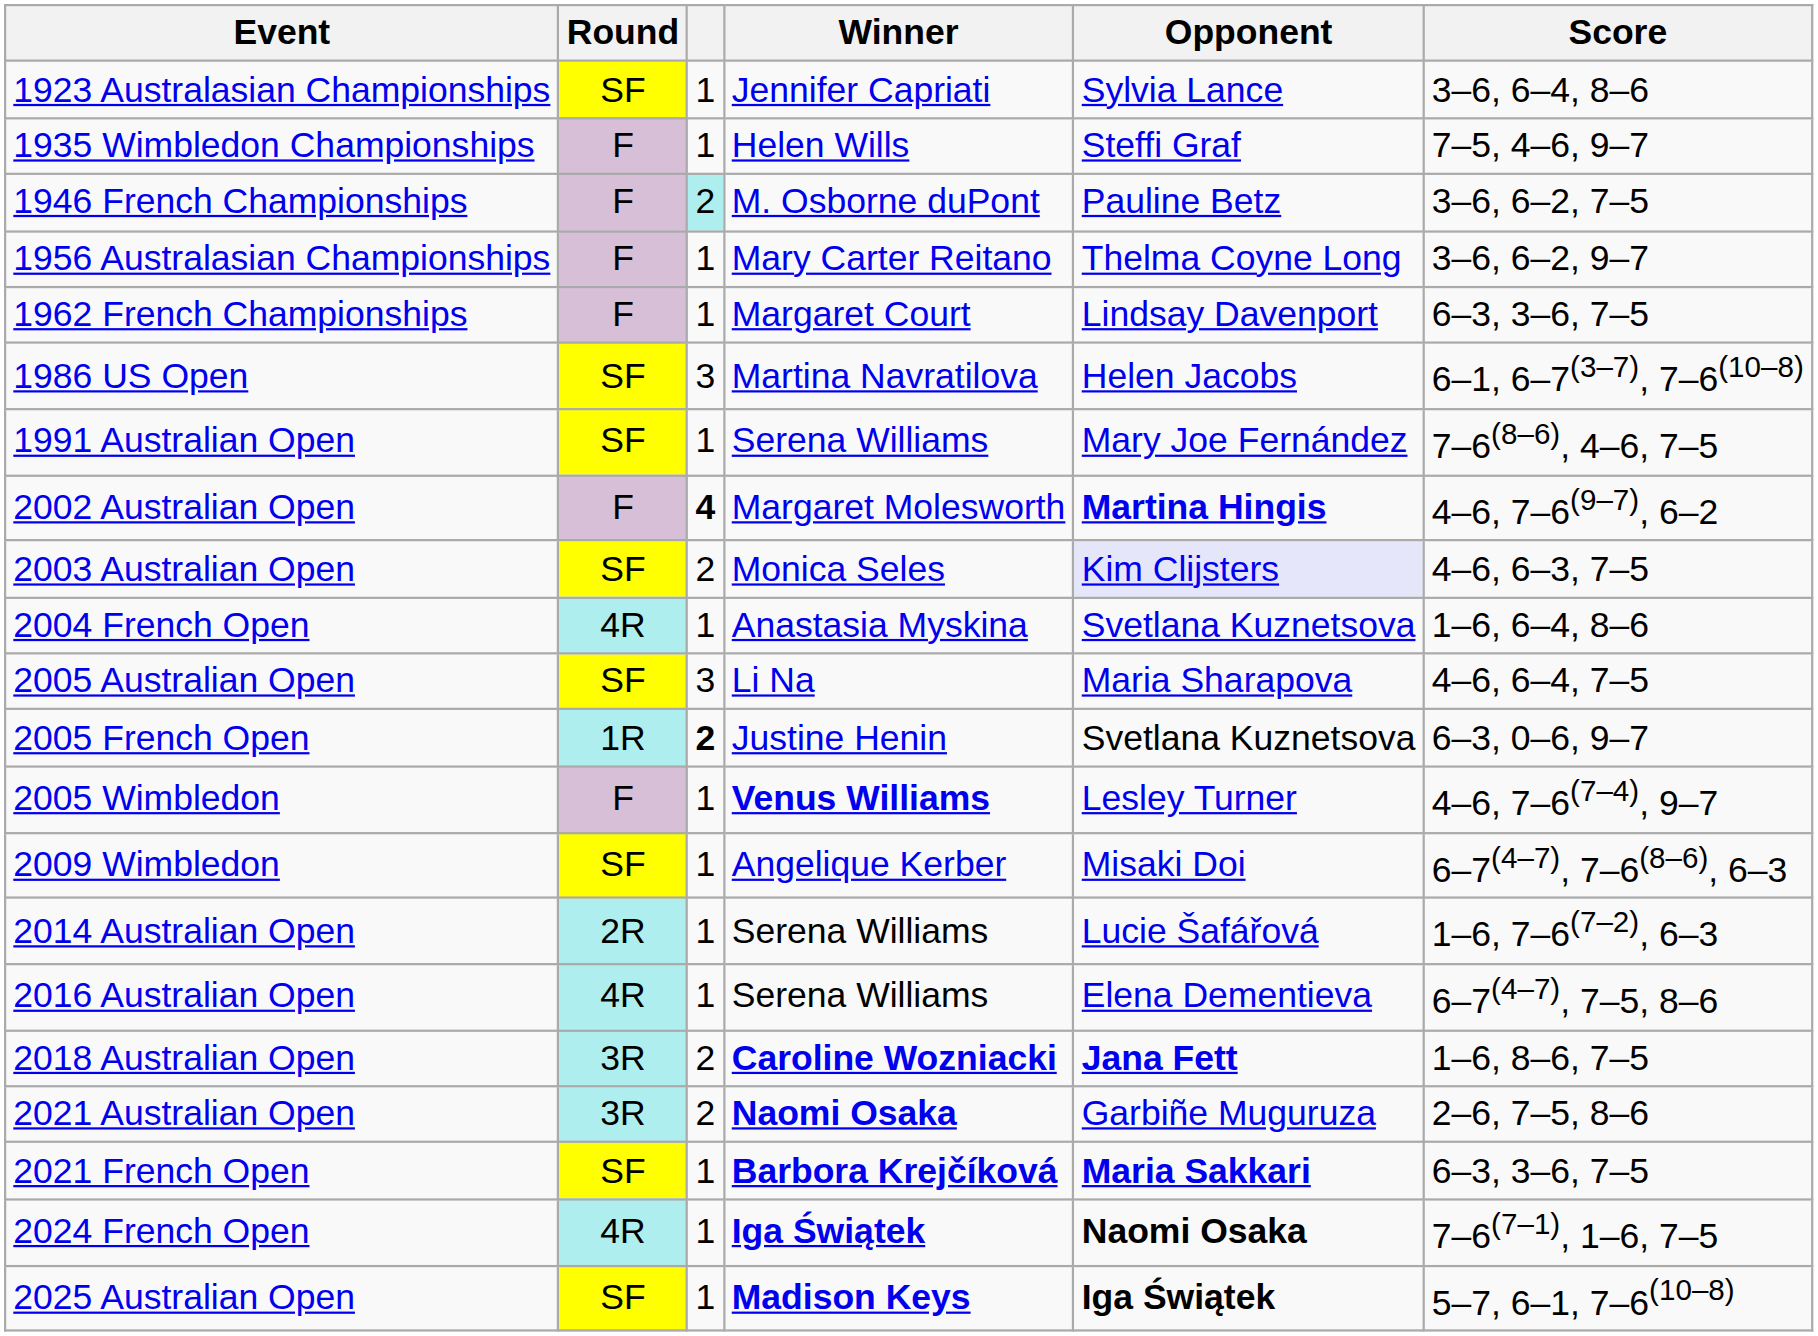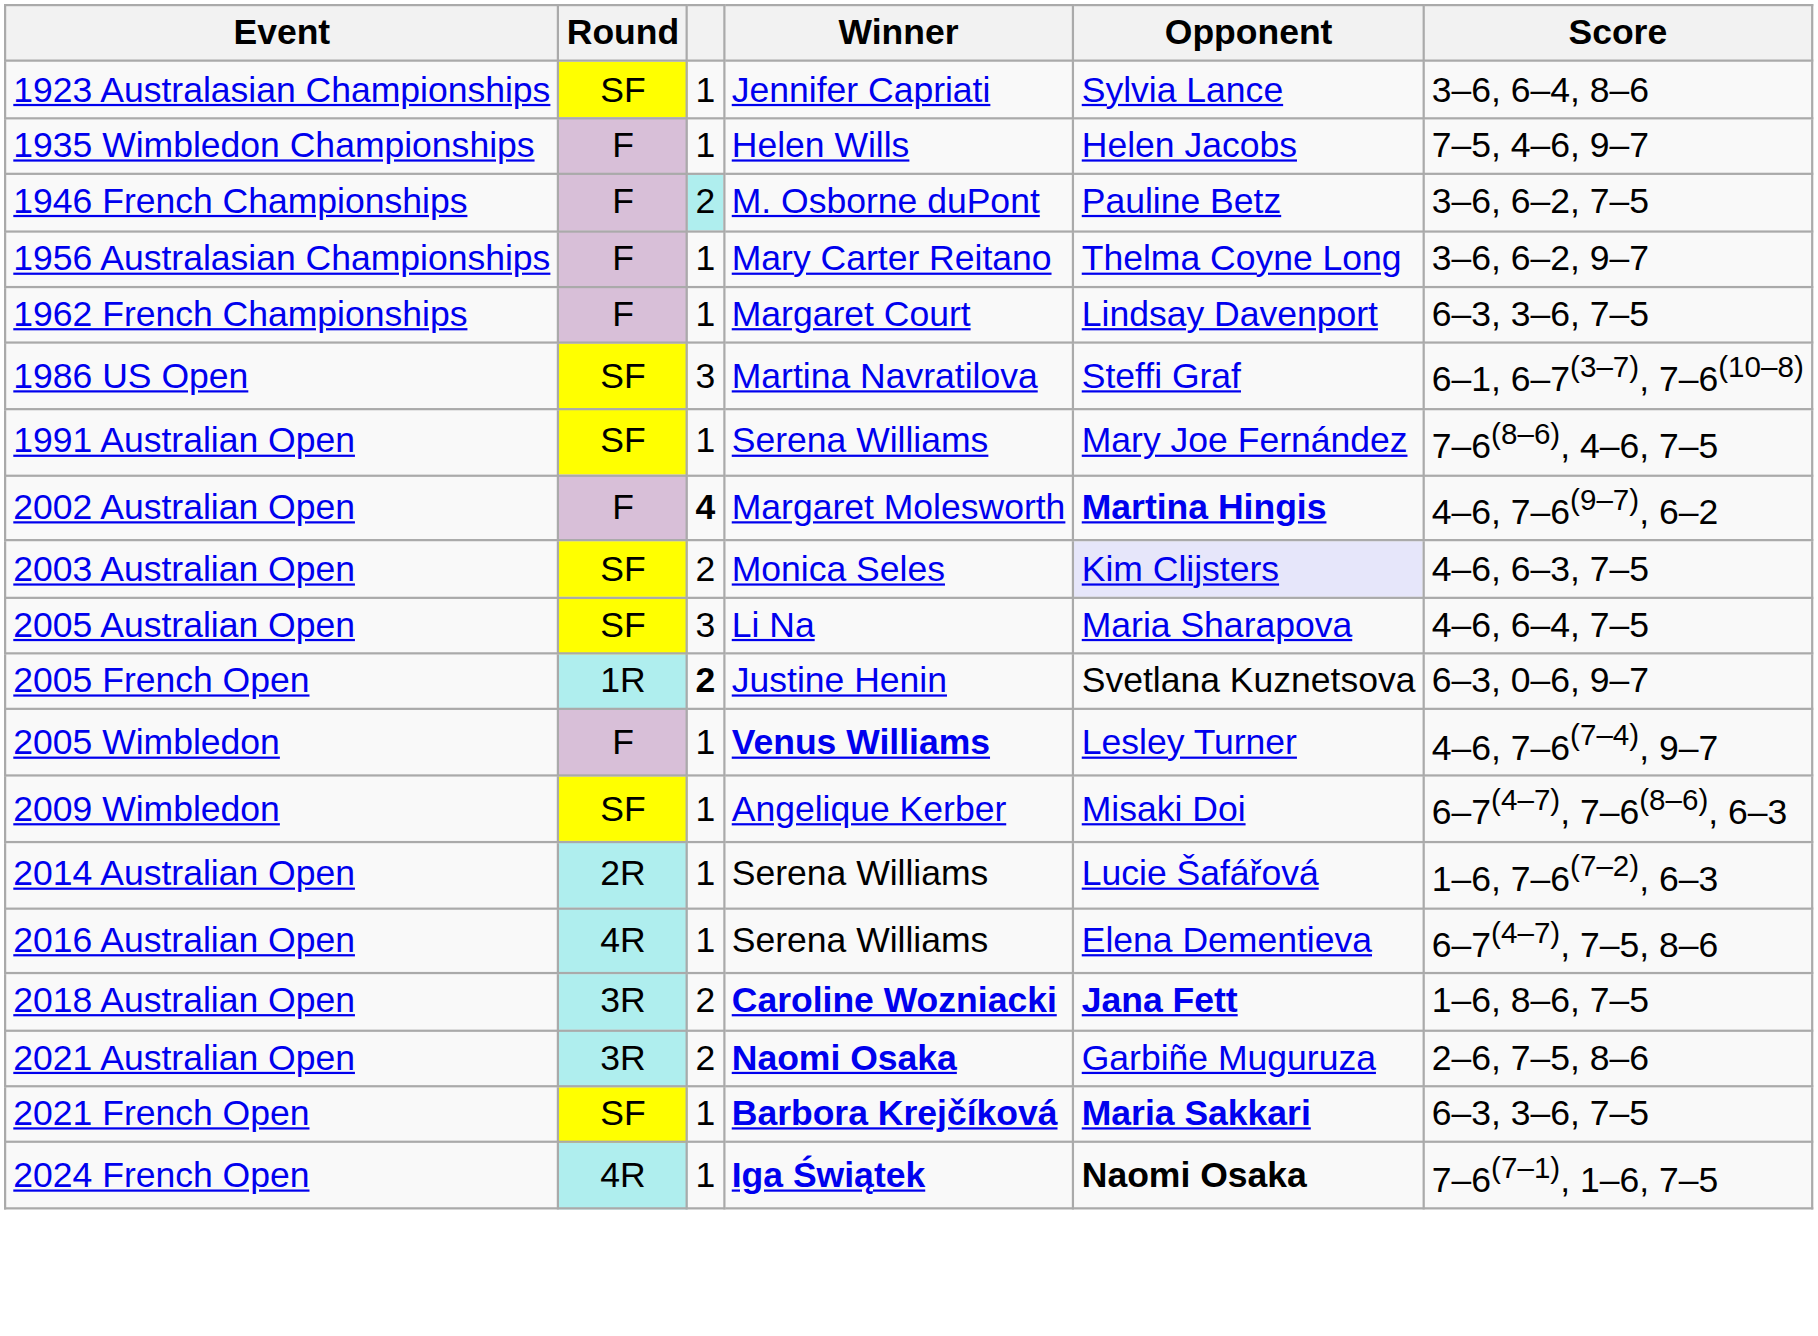(1161, 145) Steffi Graf -> (1189, 145) Helen Jacobs
(1189, 375) Helen Jacobs -> (1161, 375) Steffi Graf
- row: (161, 624)
- row: (184, 1297)
